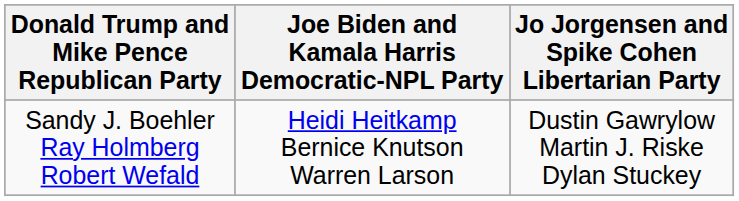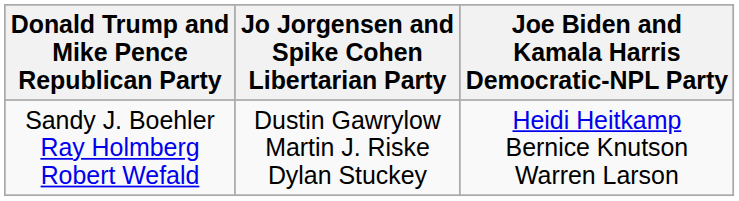columns swapped: (372, 53) <-> (622, 53)
